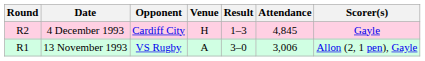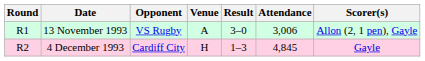rows swapped: (85, 47) <-> (85, 30)
